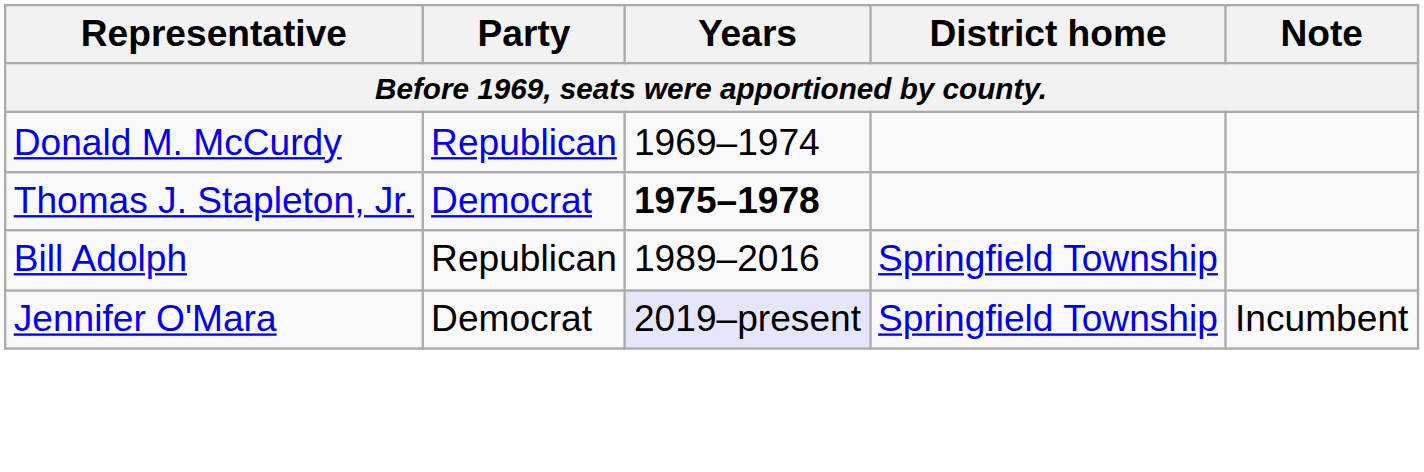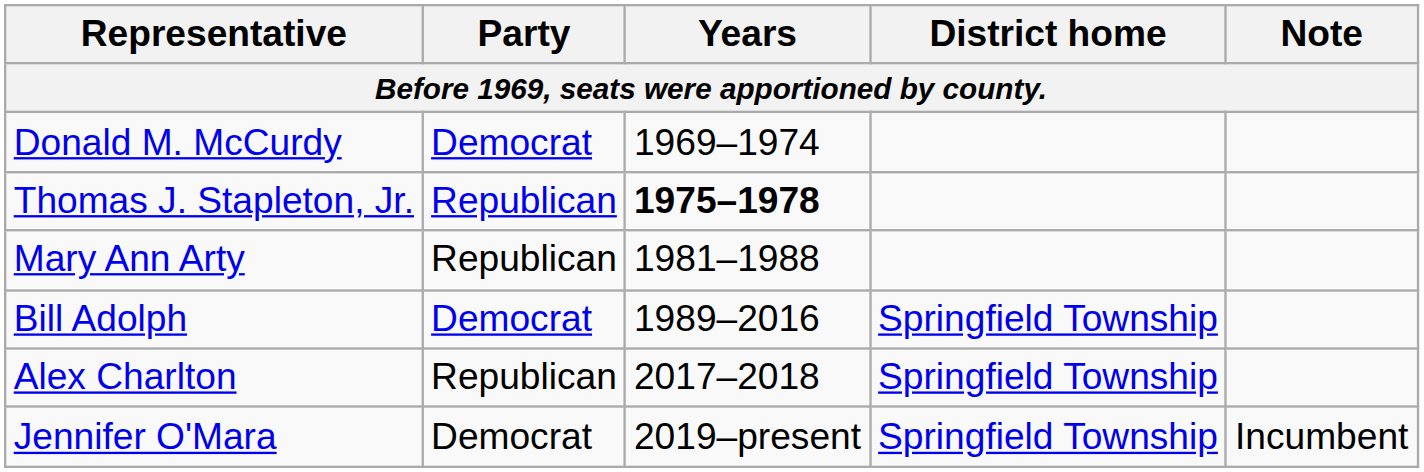(524, 141) Republican -> (512, 141) Democrat
(512, 200) Democrat -> (524, 200) Republican
+ row: (129, 259)
(524, 259) Republican -> (512, 318) Democrat
+ row: (125, 377)
(747, 318) lavender background -> (747, 436) no background
